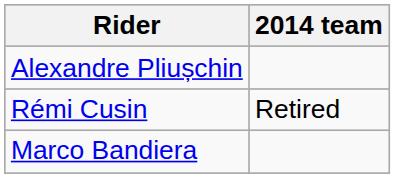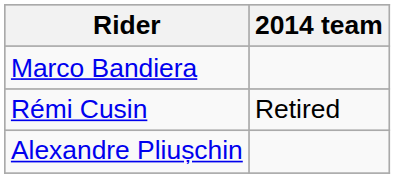rows swapped: (104, 151) <-> (127, 67)
